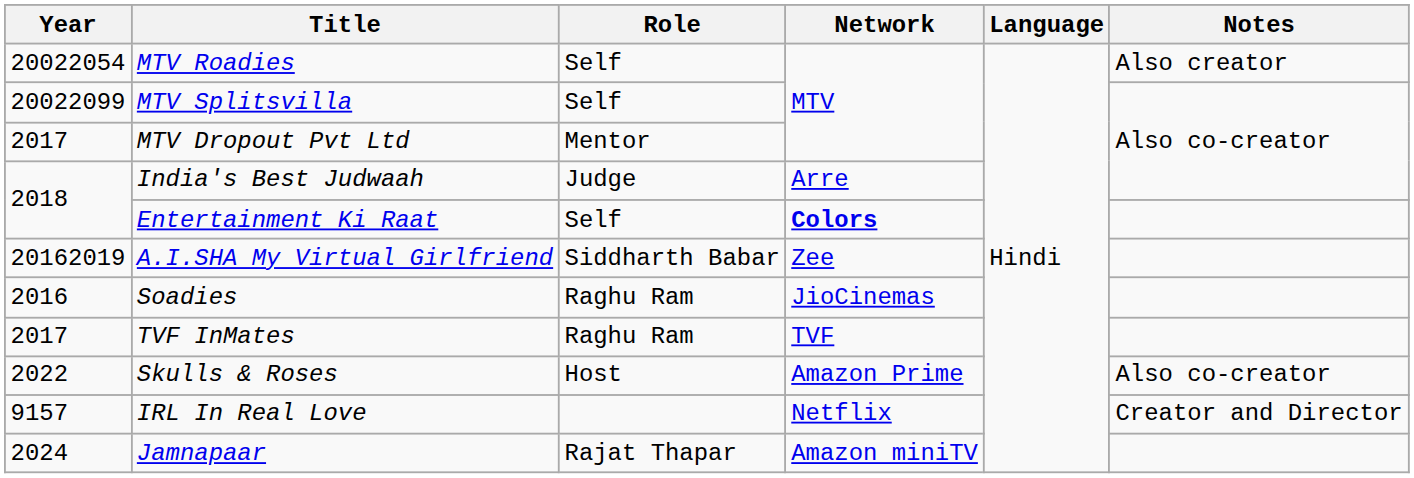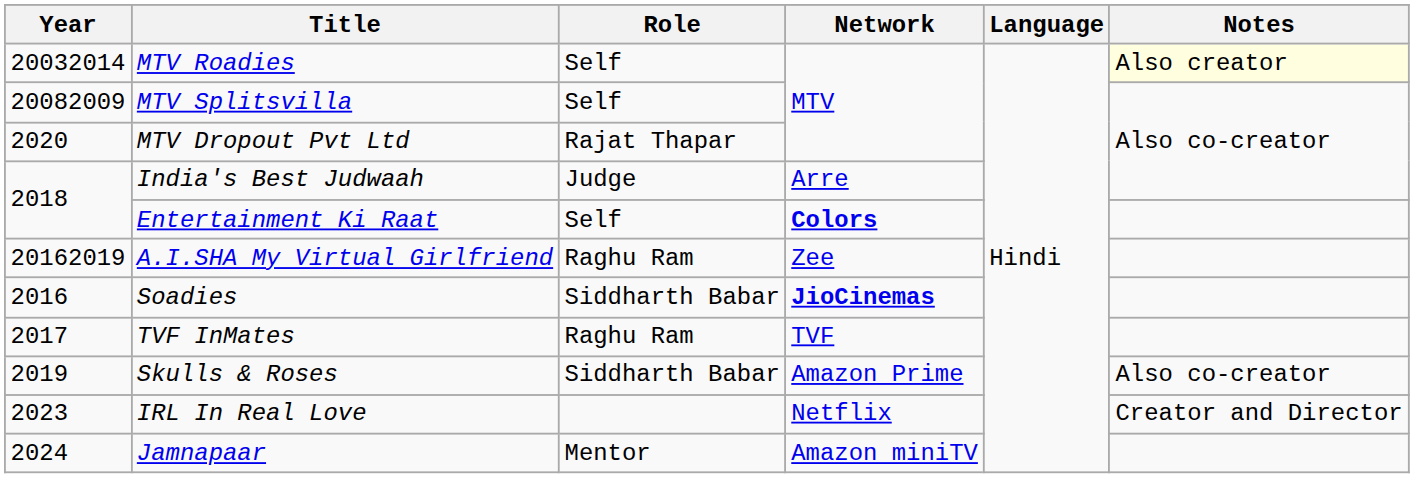(68, 63) 20022054 -> (68, 63) 20032014
(1202, 63) no background -> (1202, 63) lightyellow background
(68, 102) 20022099 -> (68, 102) 20082009
(39, 141) 2017 -> (39, 141) 2020
(608, 141) Mentor -> (651, 141) Rajat Thapar
(672, 258) Siddharth Babar -> (629, 258) Raghu Ram
(629, 297) Raghu Ram -> (672, 297) Siddharth Babar
(863, 297) normal -> (863, 297) bold
(39, 375) 2022 -> (39, 375) 2019
(593, 375) Host -> (672, 375) Siddharth Babar
(39, 414) 9157 -> (39, 414) 2023
(651, 453) Rajat Thapar -> (608, 453) Mentor
